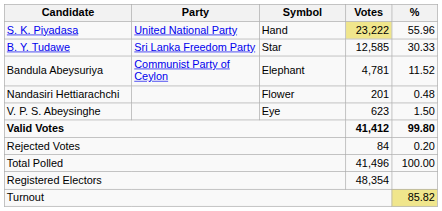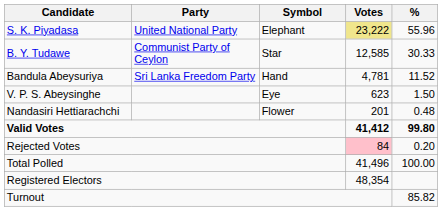(275, 30) Hand -> (283, 30) Elephant
(195, 47) Sri Lanka Freedom Party -> (182, 53) Communist Party of Ceylon
(182, 71) Communist Party of Ceylon -> (195, 77) Sri Lanka Freedom Party
(283, 71) Elephant -> (275, 77) Hand
rows swapped: (54, 111) <-> (63, 94)
(383, 146) no background -> (383, 146) pink background
(421, 197) khaki background -> (421, 197) no background
